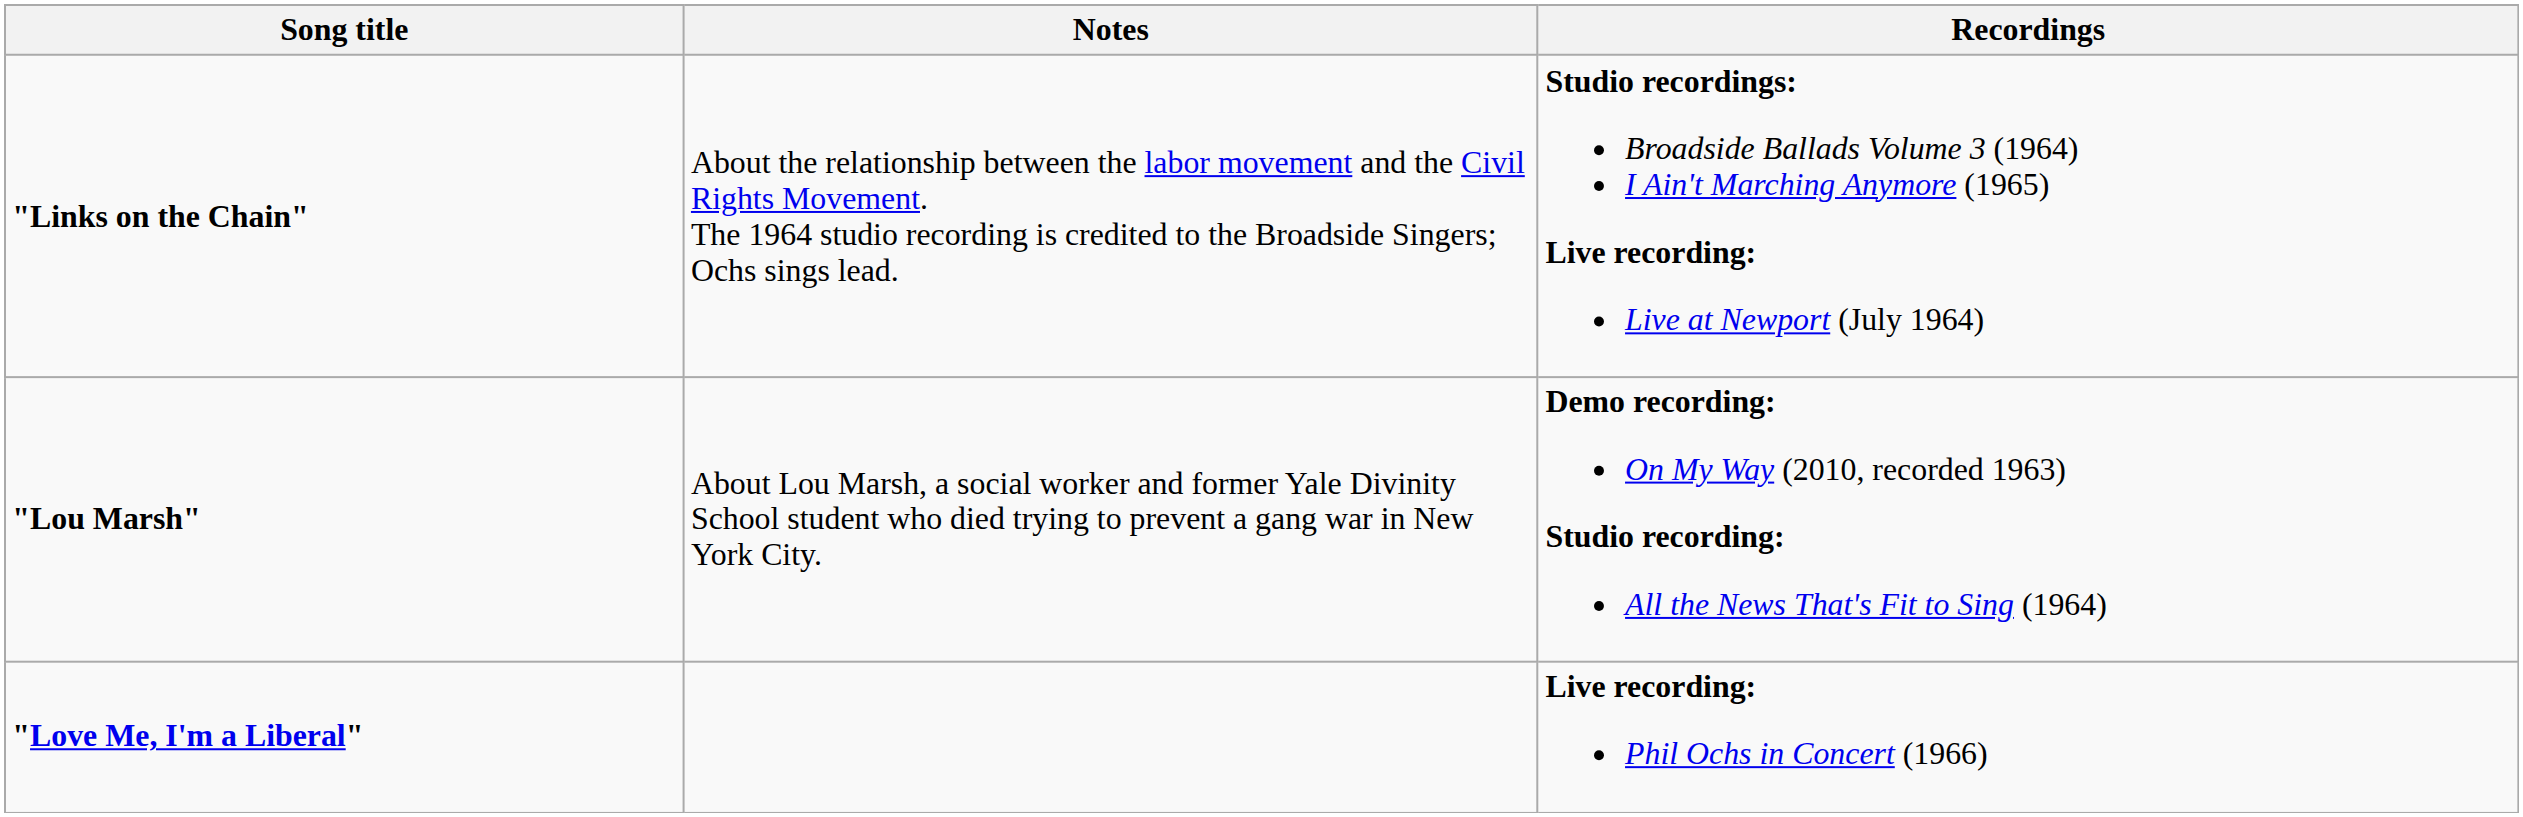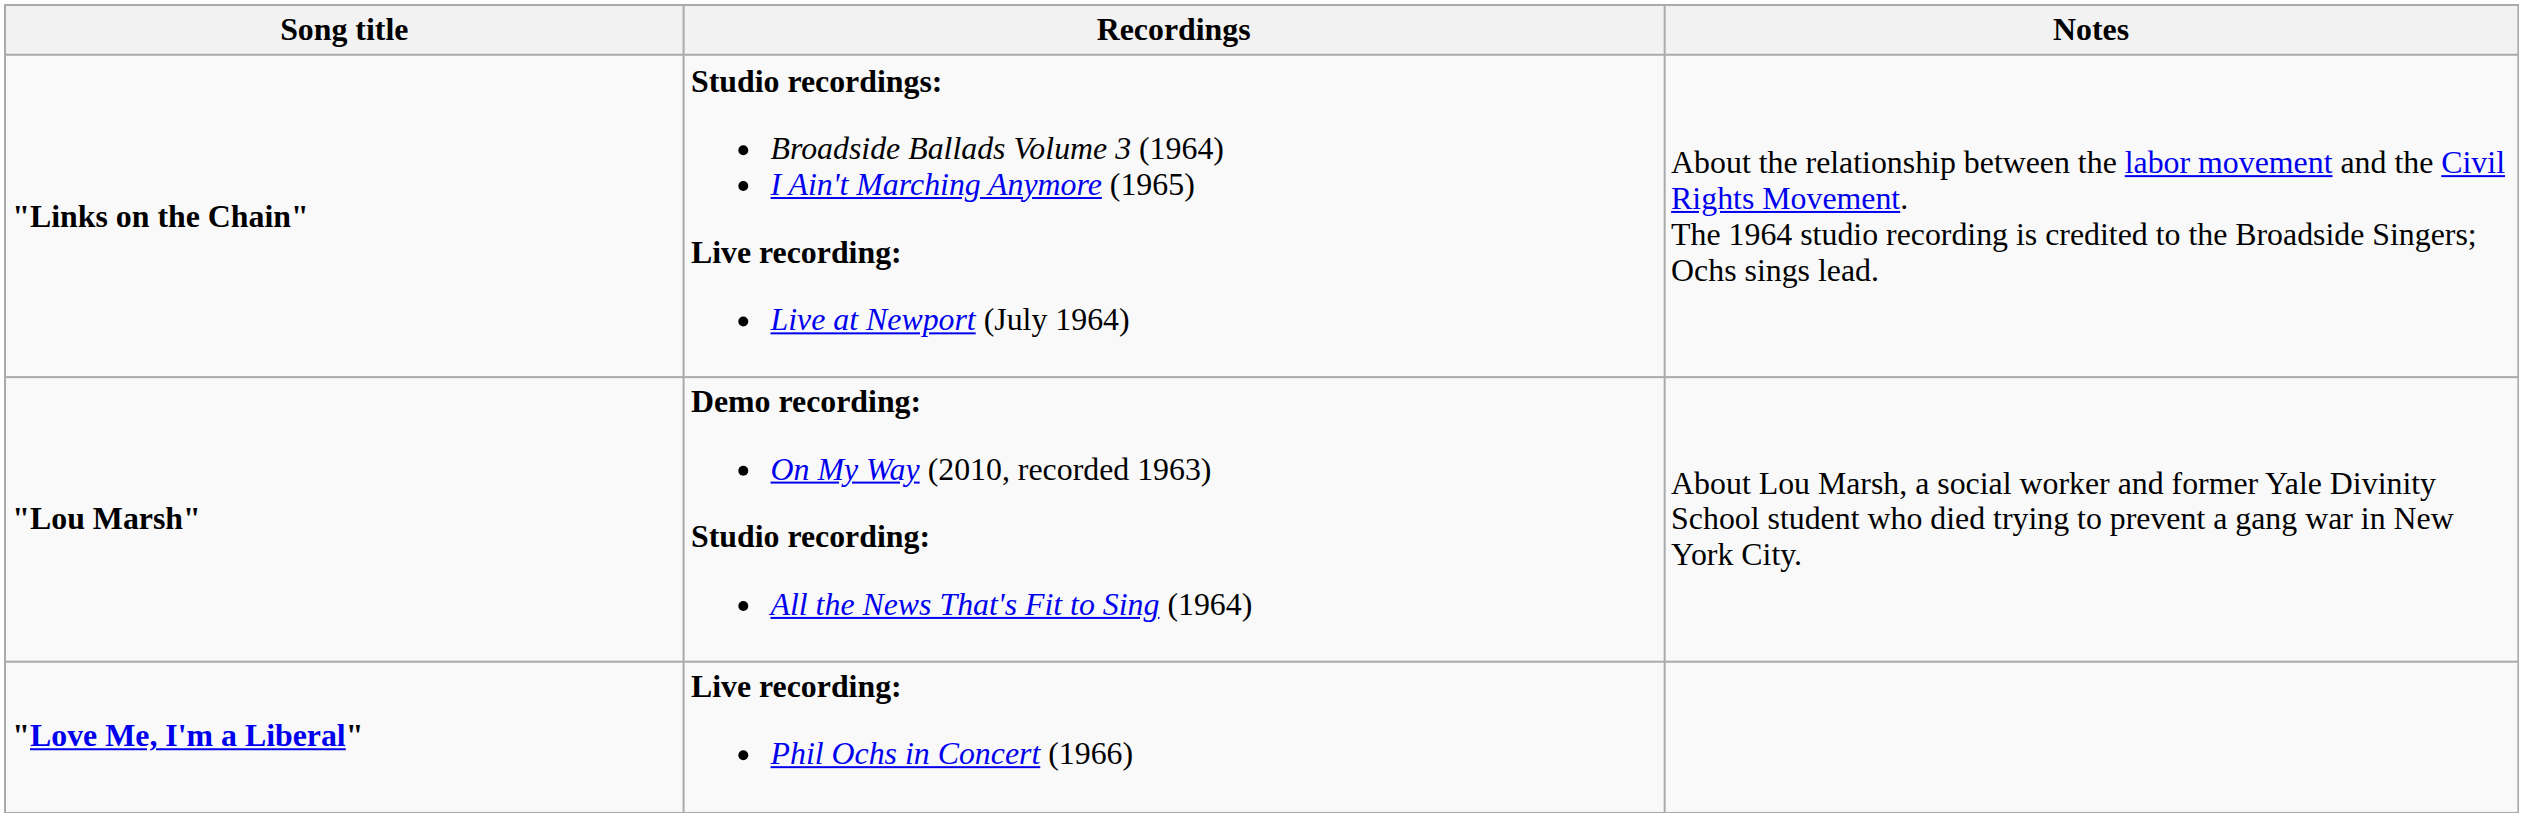columns swapped: (2028, 29) <-> (1111, 29)
